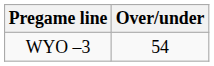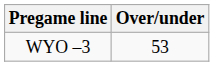(160, 46) 54 -> (160, 46) 53
